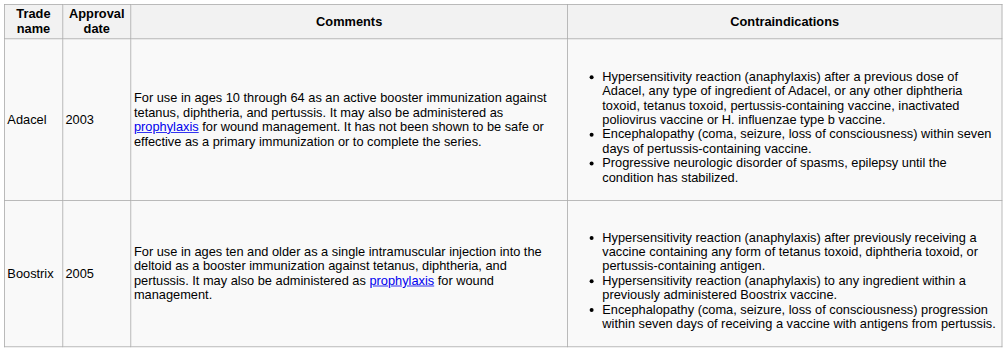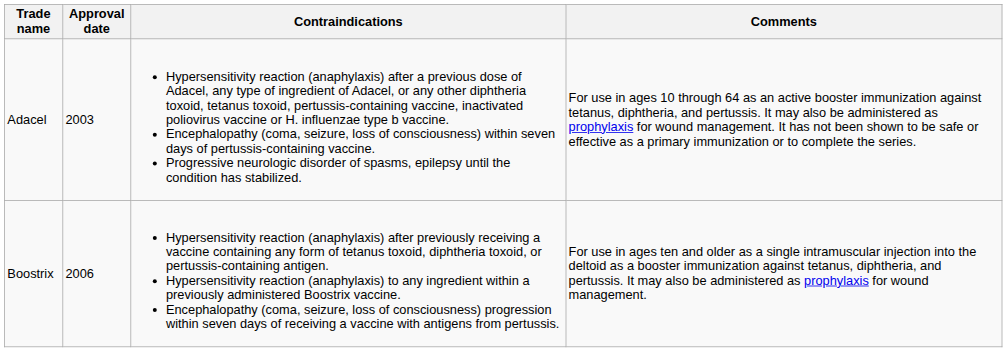columns swapped: (349, 21) <-> (785, 21)
(80, 273) 2005 -> (80, 273) 2006
